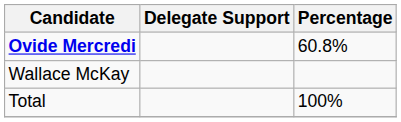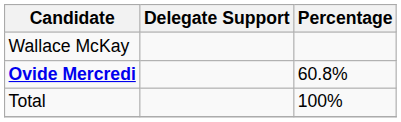rows swapped: (72, 46) <-> (69, 74)
